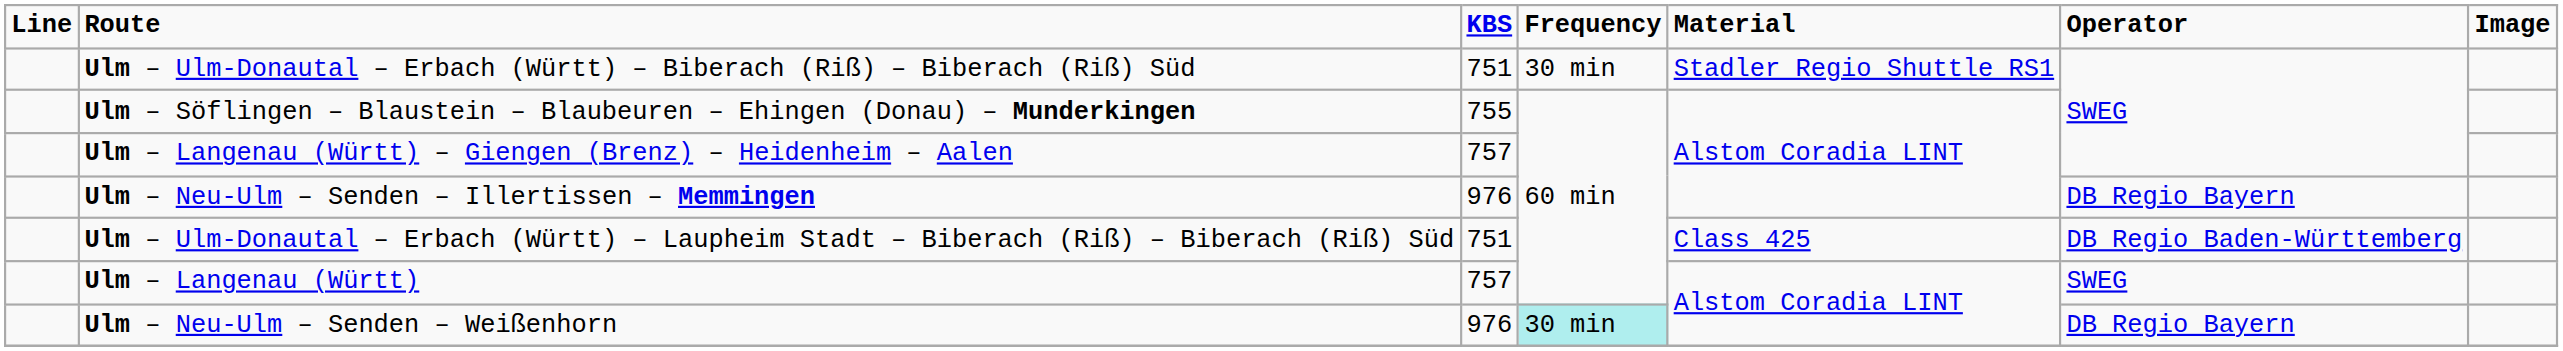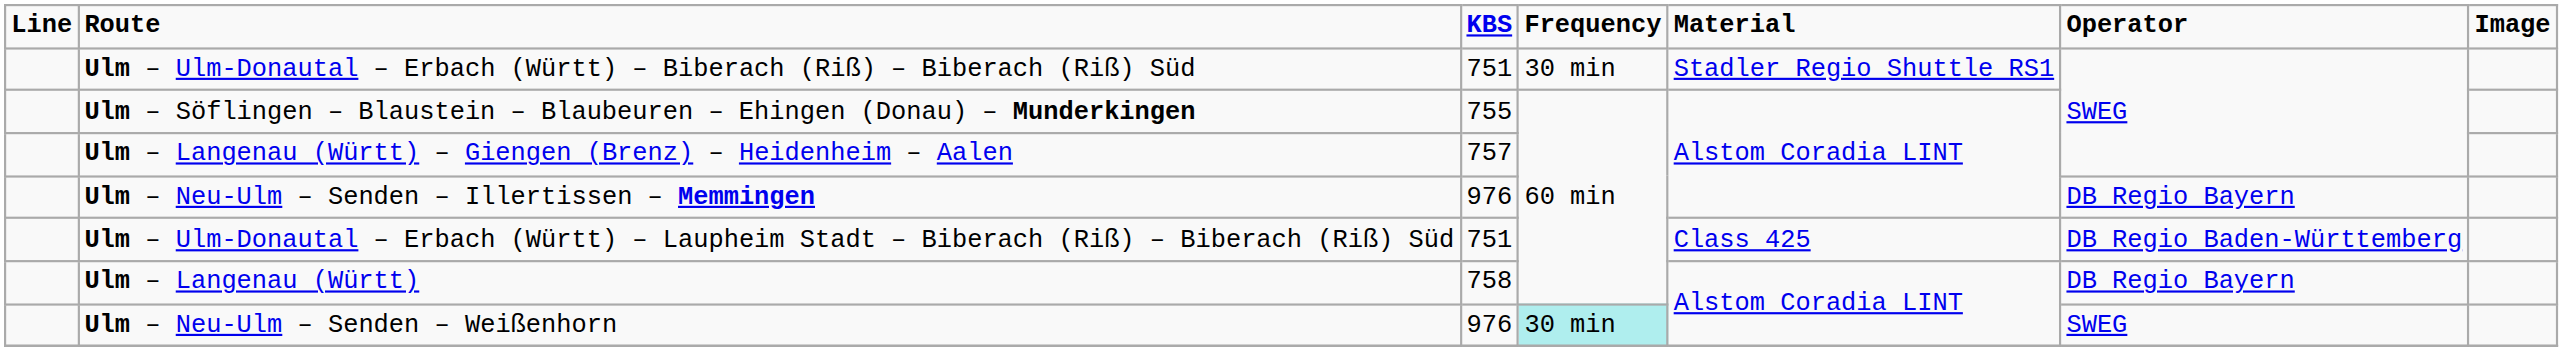(1489, 282) 757 -> (1489, 282) 758
(2097, 282) SWEG -> (2181, 282) DB Regio Bayern
(2181, 325) DB Regio Bayern -> (2097, 325) SWEG
